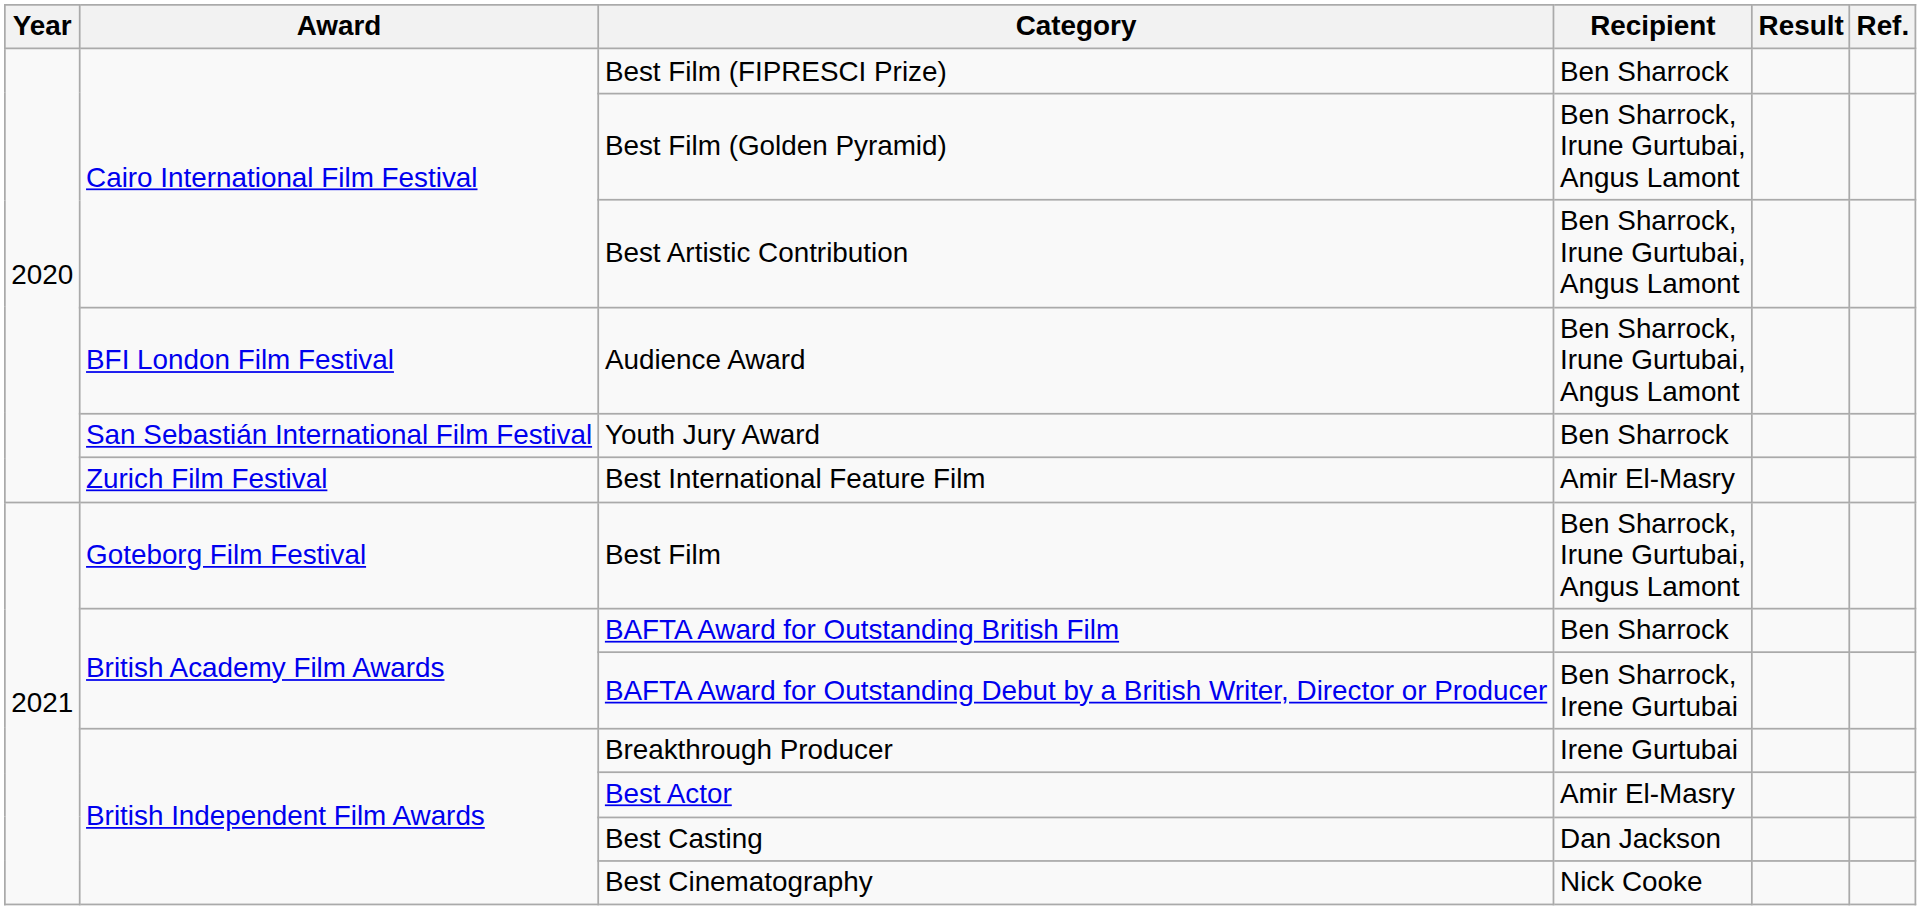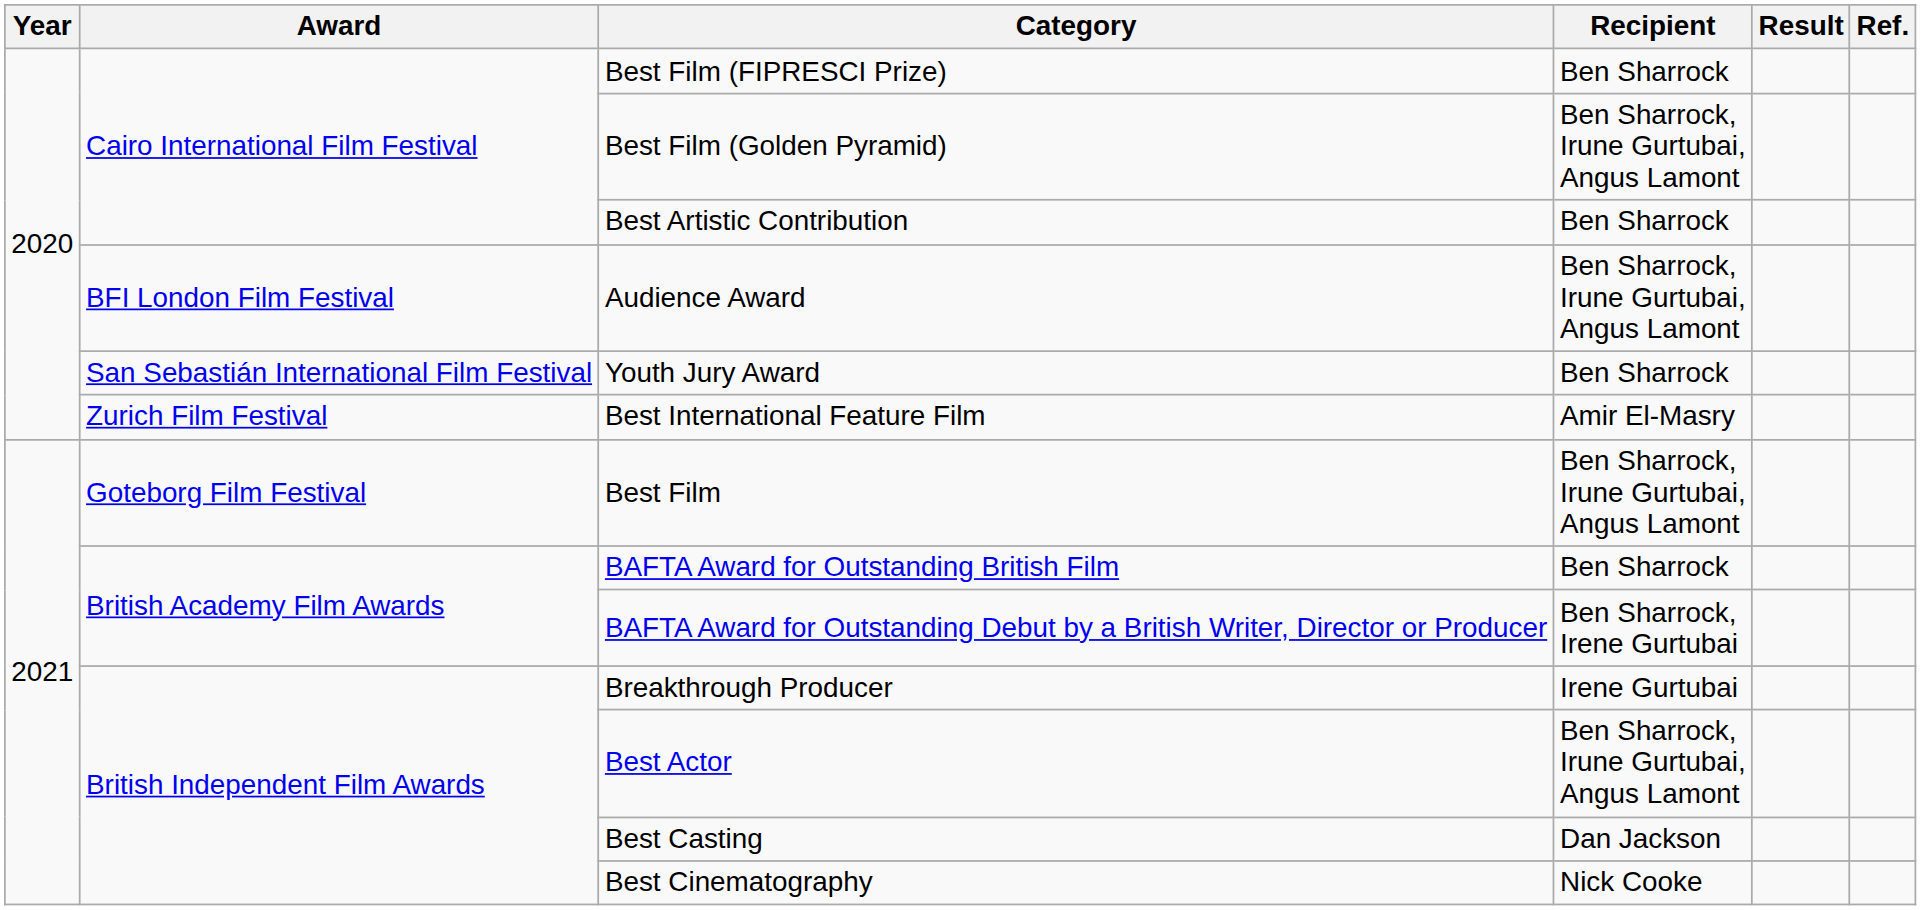(1653, 252) Ben Sharrock, Irune Gurtubai, Angus Lamont -> (1644, 221) Ben Sharrock
(1647, 794) Amir El-Masry -> (1653, 762) Ben Sharrock, Irune Gurtubai, Angus Lamont
